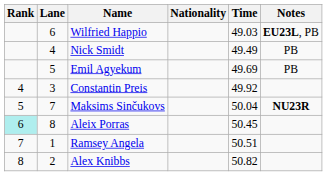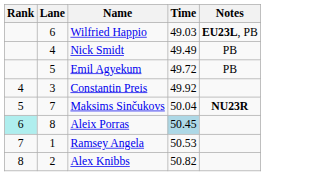- column: (198, 13)
(245, 69) 49.69 -> (183, 69) 49.72
(245, 124) no background -> (183, 124) lightblue background
(245, 143) 50.51 -> (183, 143) 50.53
